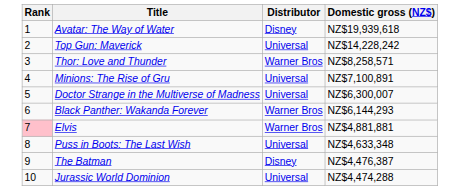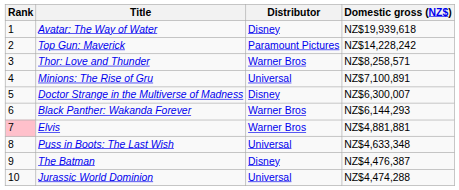(286, 45) Universal -> (294, 45) Paramount Pictures
(286, 95) Universal -> (264, 95) Disney
